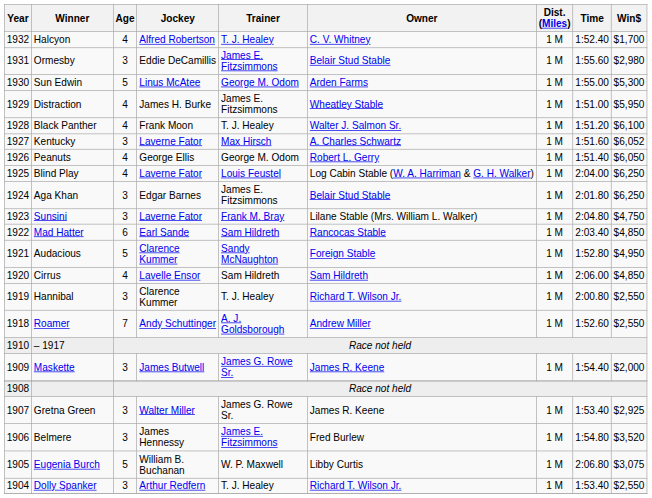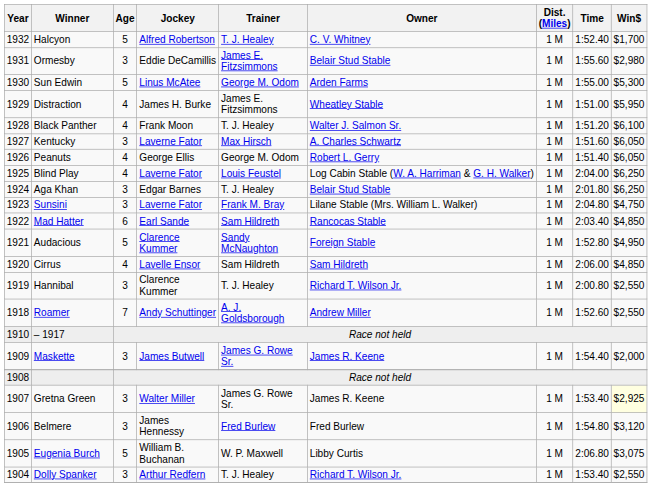(125, 40) 4 -> (125, 40) 5
(629, 142) $6,052 -> (629, 142) $6,050
(249, 195) James E. Fitzsimmons -> (247, 190) T. J. Healey
(629, 410) no background -> (629, 399) lightyellow background
(249, 438) James E. Fitzsimmons -> (248, 426) Fred Burlew
(629, 438) $3,520 -> (629, 426) $3,120
